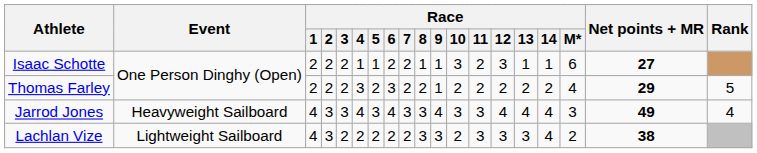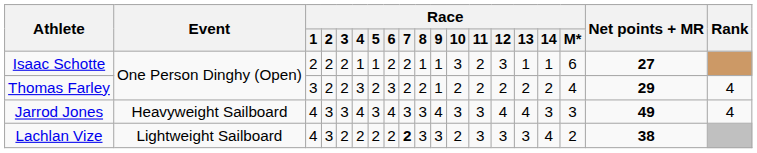(313, 88) 2 -> (313, 88) 3
(730, 88) 5 -> (730, 88) 4
(549, 112) 4 -> (549, 112) 3
(407, 136) normal -> (407, 136) bold
